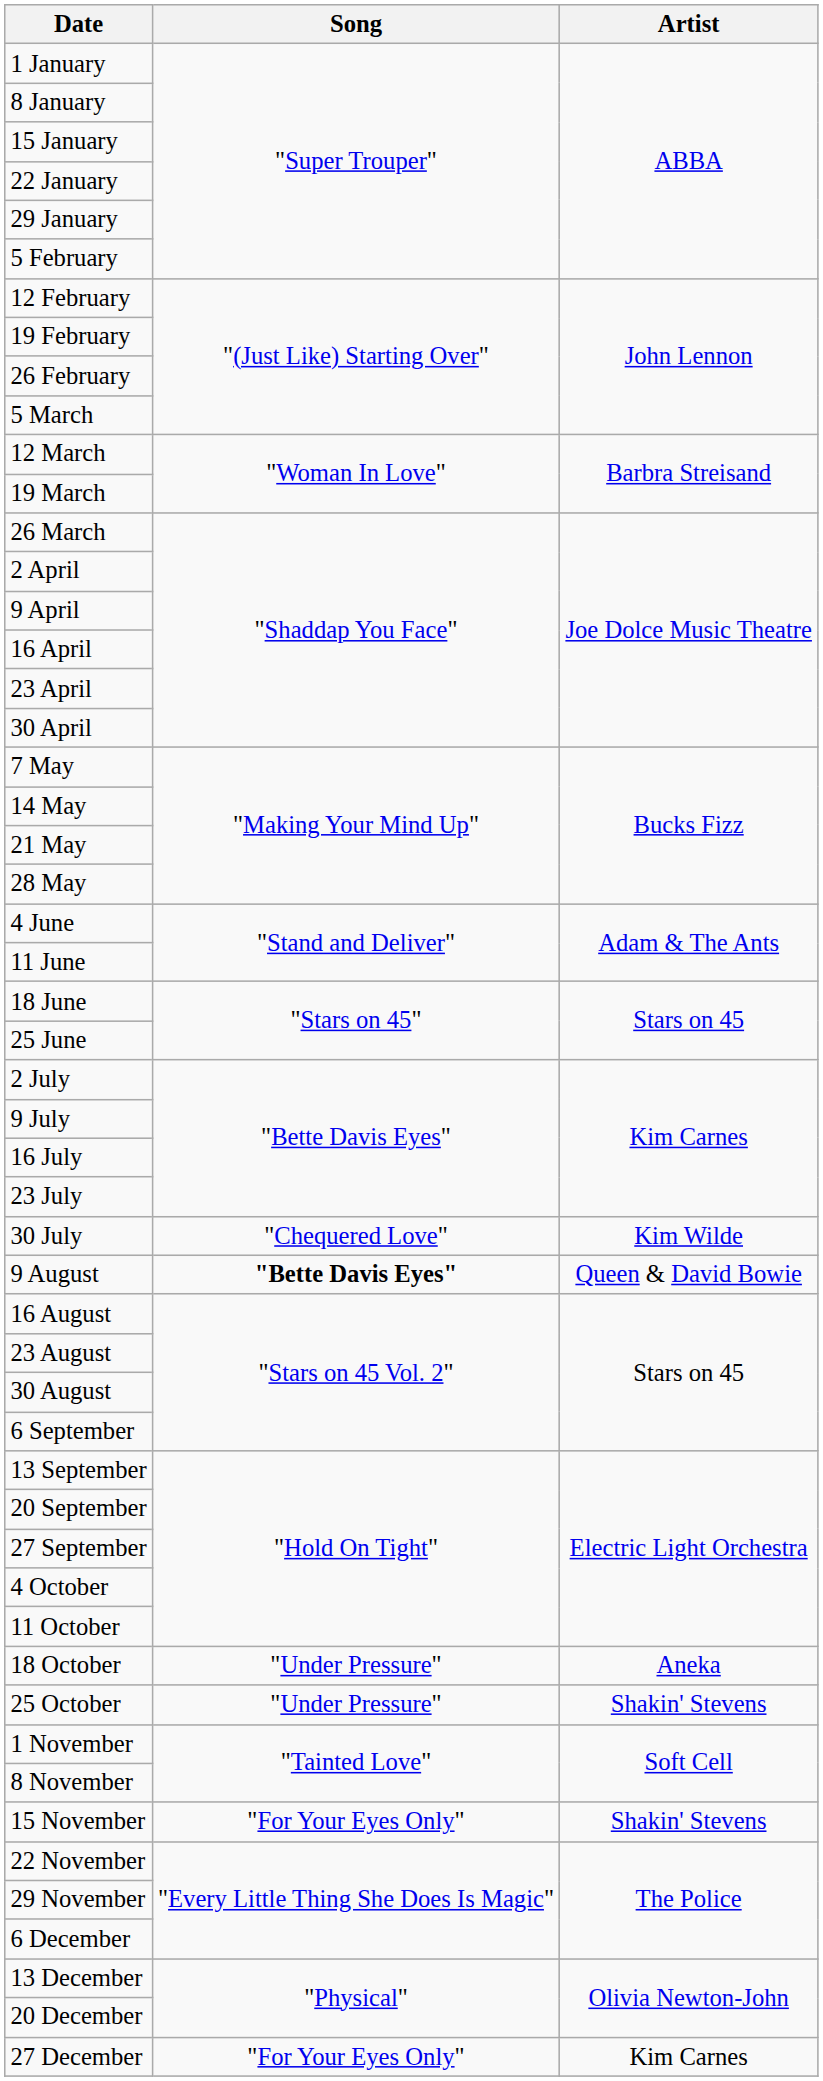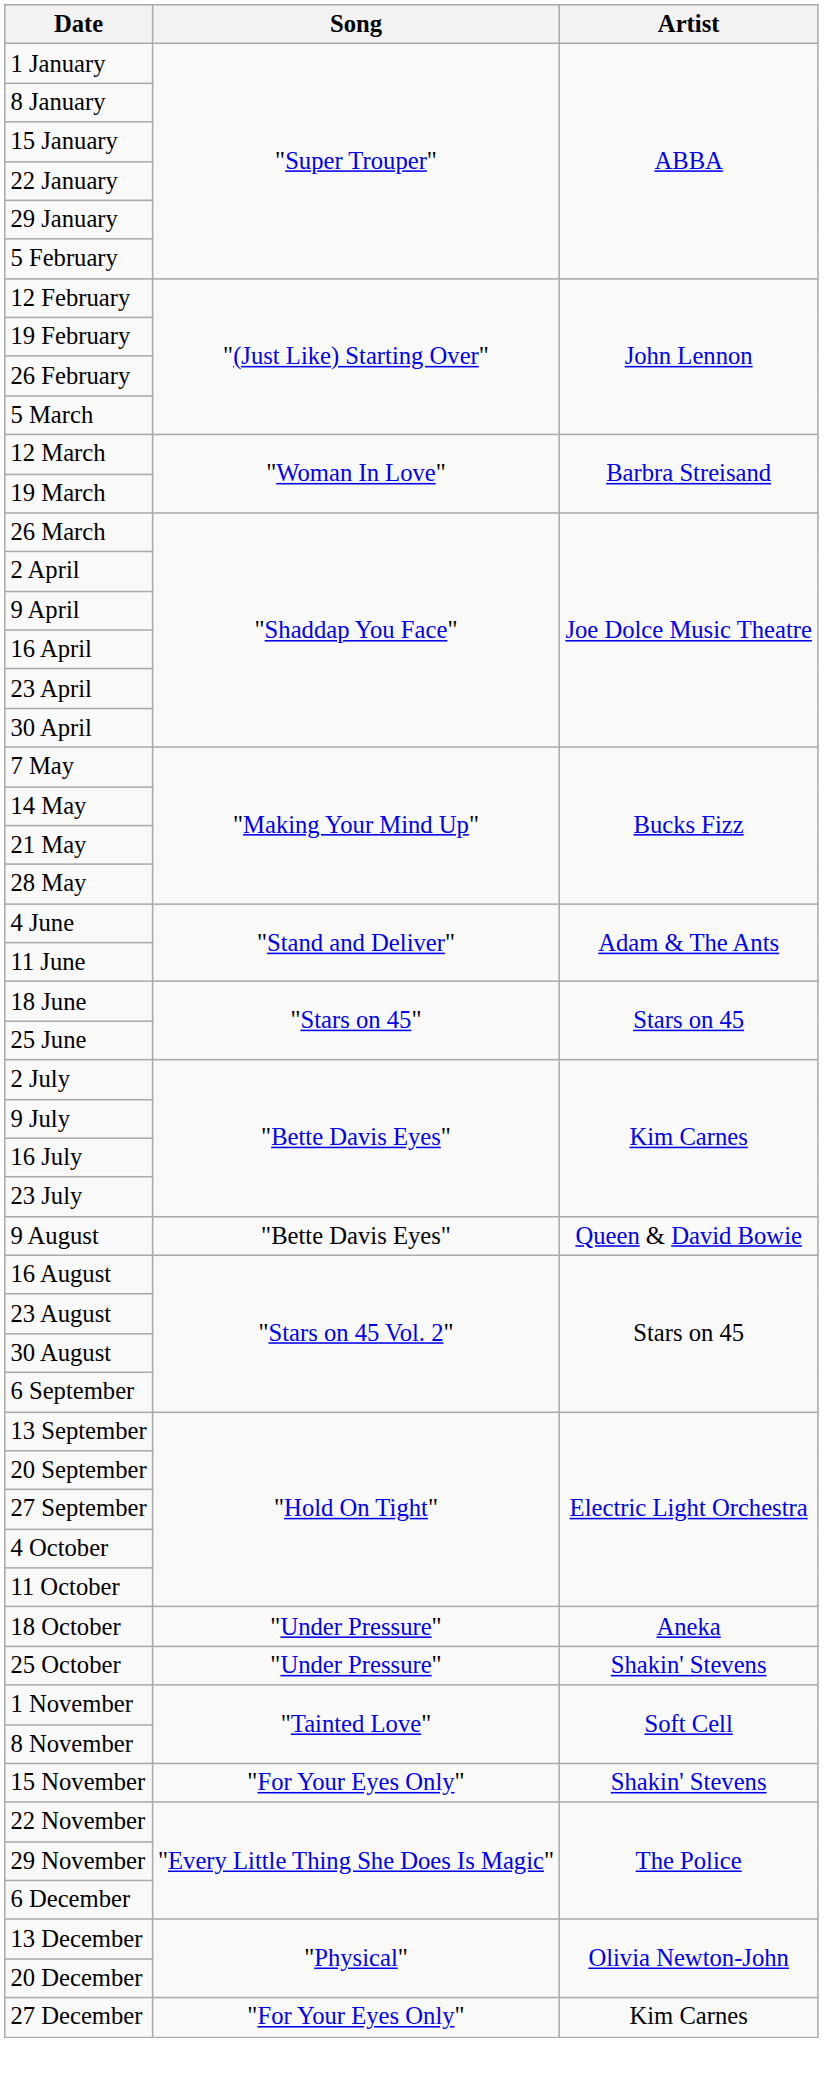- row: (46, 1235)
(356, 1274) bold -> (356, 1235) normal
